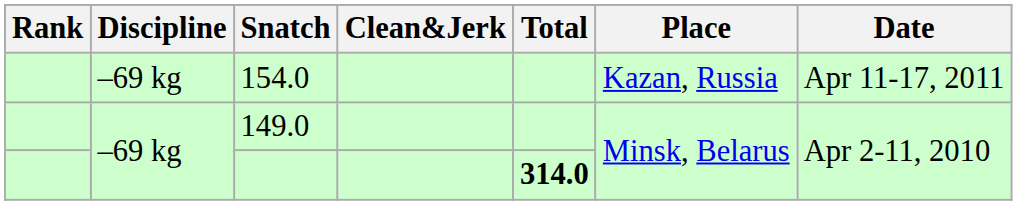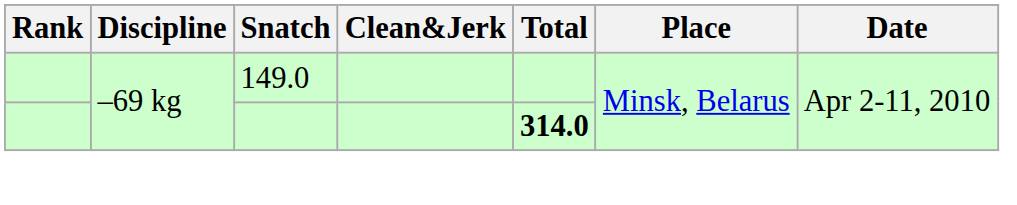- row: (275, 77)
